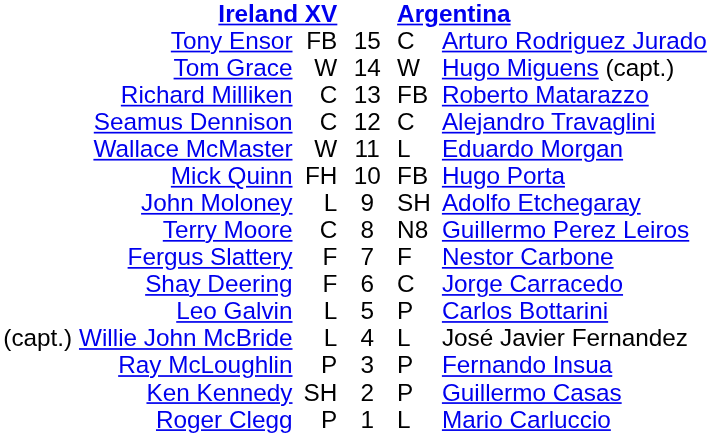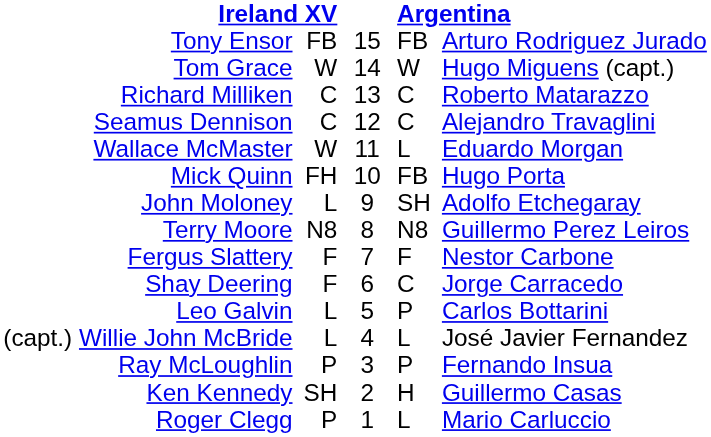(406, 41) C -> (413, 41) FB
(413, 95) FB -> (406, 95) C
(329, 230) C -> (322, 230) N8
(405, 392) P -> (406, 392) H
